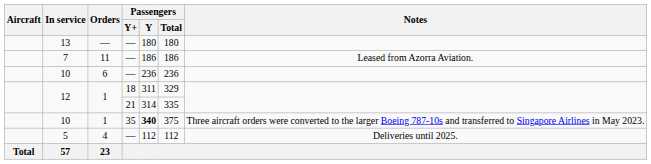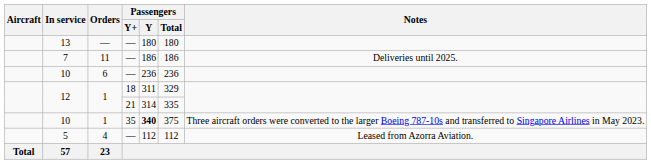(415, 58) Leased from Azorra Aviation. -> (415, 58) Deliveries until 2025.
(415, 136) Deliveries until 2025. -> (415, 136) Leased from Azorra Aviation.
